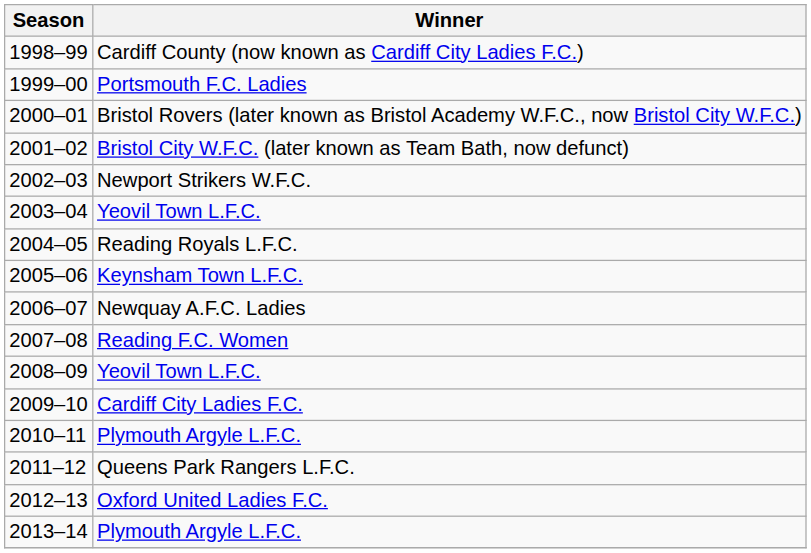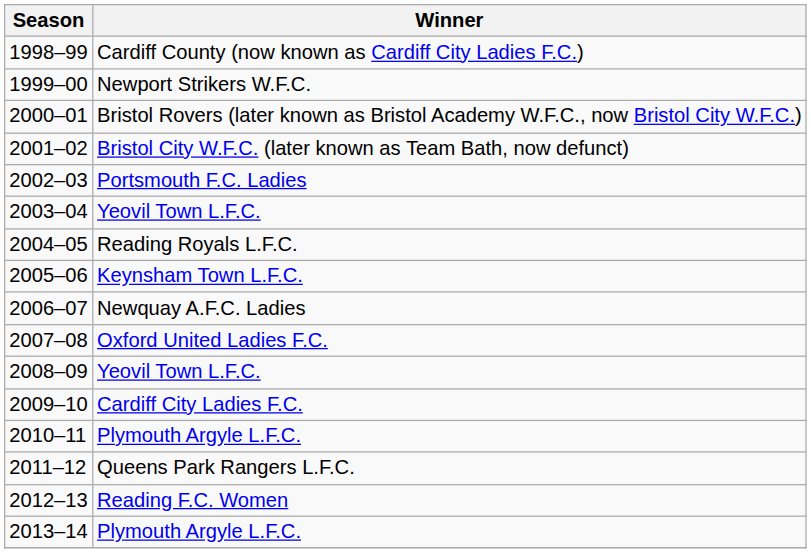(202, 84) Portsmouth F.C. Ladies -> (204, 84) Newport Strikers W.F.C.
(204, 180) Newport Strikers W.F.C. -> (202, 180) Portsmouth F.C. Ladies
(193, 340) Reading F.C. Women -> (212, 340) Oxford United Ladies F.C.
(212, 500) Oxford United Ladies F.C. -> (193, 500) Reading F.C. Women
